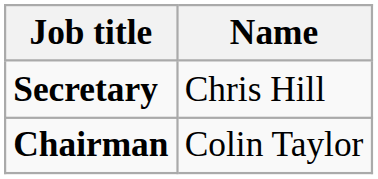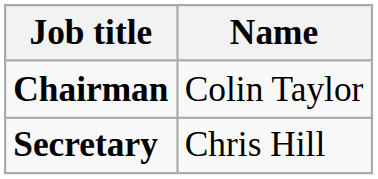rows swapped: (91, 144) <-> (86, 88)
